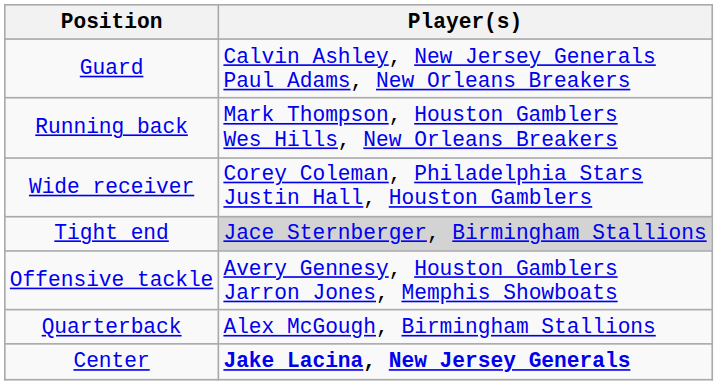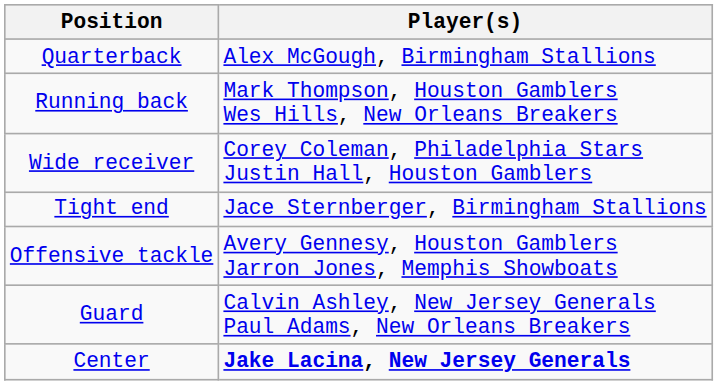rows swapped: (112, 327) <-> (112, 69)
(465, 234) lightgrey background -> (465, 209) no background
